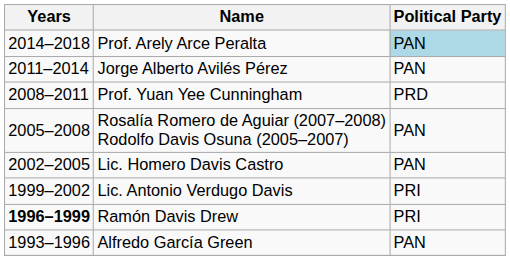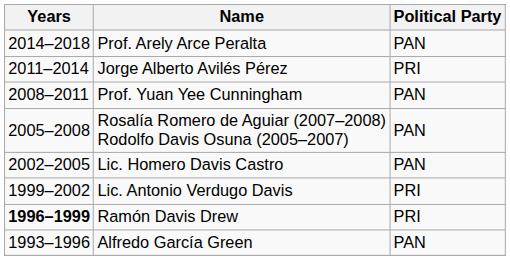(410, 43) lightblue background -> (410, 43) no background
(410, 69) PAN -> (407, 69) PRI
(411, 95) PRD -> (410, 95) PAN
